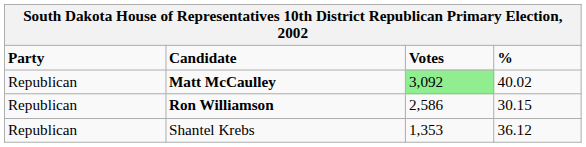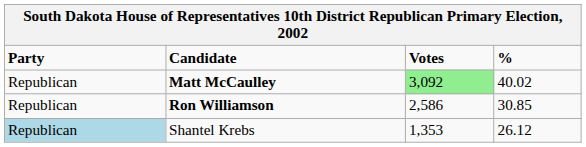(515, 105) 30.15 -> (515, 105) 30.85
(43, 130) no background -> (43, 130) lightblue background
(515, 130) 36.12 -> (515, 130) 26.12
